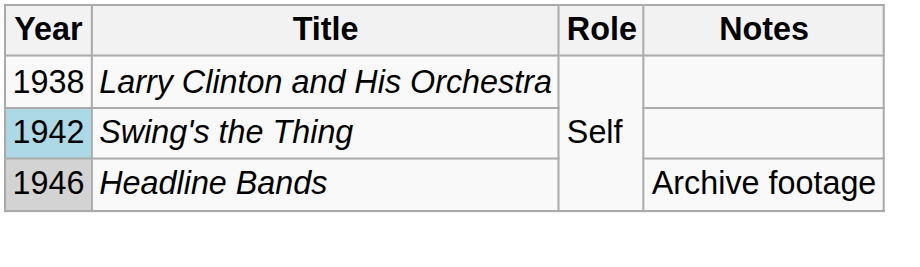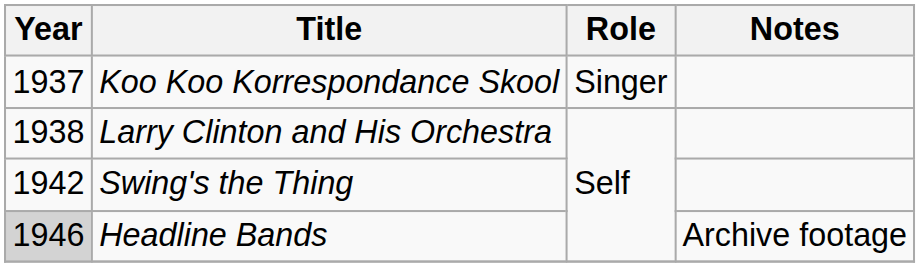+ row: (329, 81)
(48, 132) lightblue background -> (48, 183) no background
